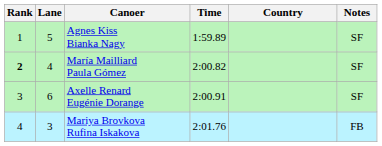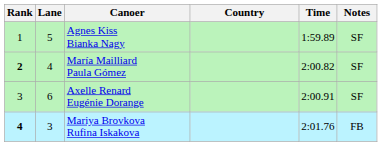columns swapped: (283, 13) <-> (209, 13)
(20, 126) normal -> (20, 126) bold
